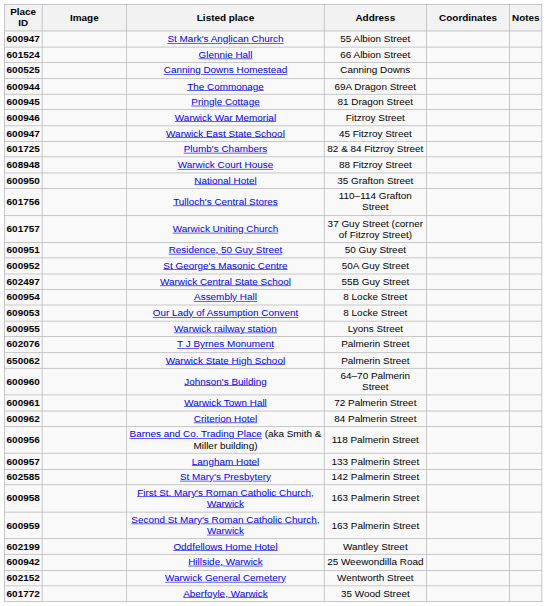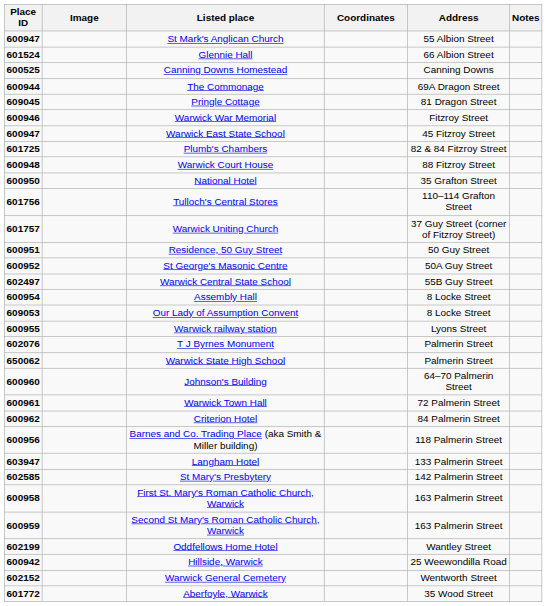columns swapped: (375, 17) <-> (468, 17)
(23, 102) 600945 -> (23, 102) 609045
(23, 165) 608948 -> (23, 165) 600948
(23, 461) 600957 -> (23, 461) 603947
